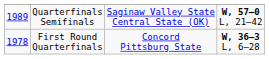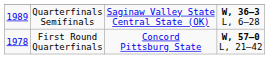(241, 17) W, 57–0 L, 21–42 -> (241, 17) W, 36–3 L, 6–28
(241, 42) W, 36–3 L, 6–28 -> (241, 42) W, 57–0 L, 21–42
